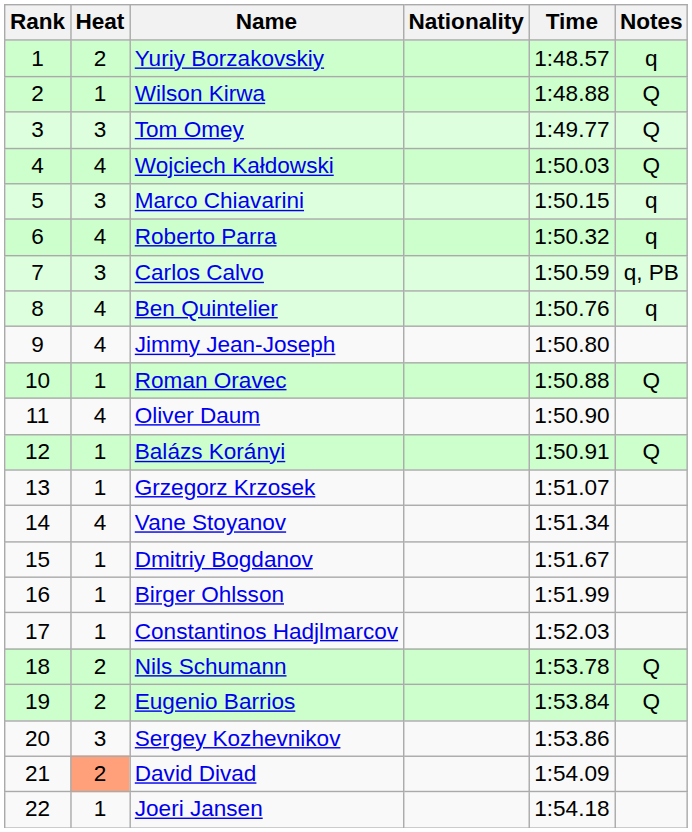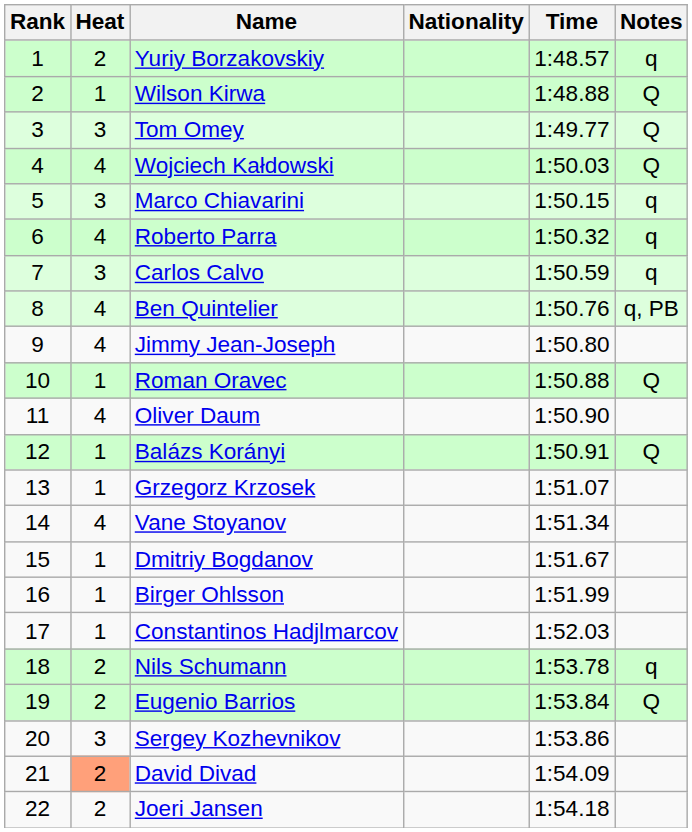(651, 272) q, PB -> (651, 272) q
(651, 308) q -> (651, 308) q, PB
(651, 666) Q -> (651, 666) q
(100, 809) 1 -> (100, 809) 2
